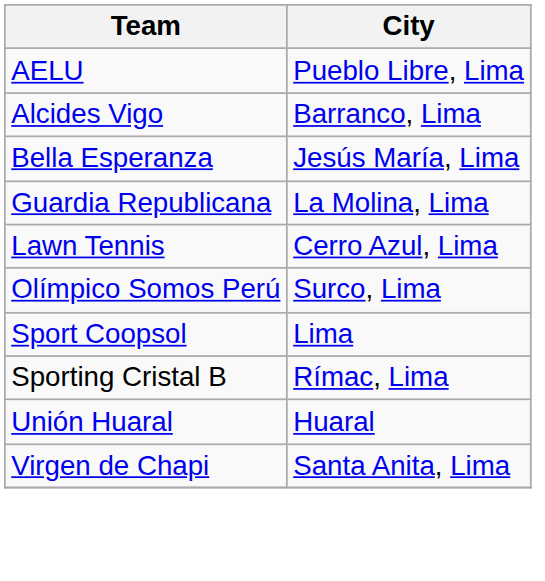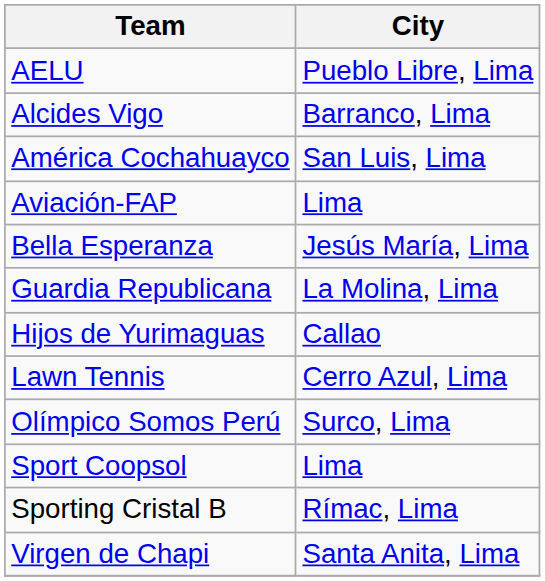+ row: (150, 158)
+ row: (94, 202)
+ row: (138, 333)
- row: (92, 421)
